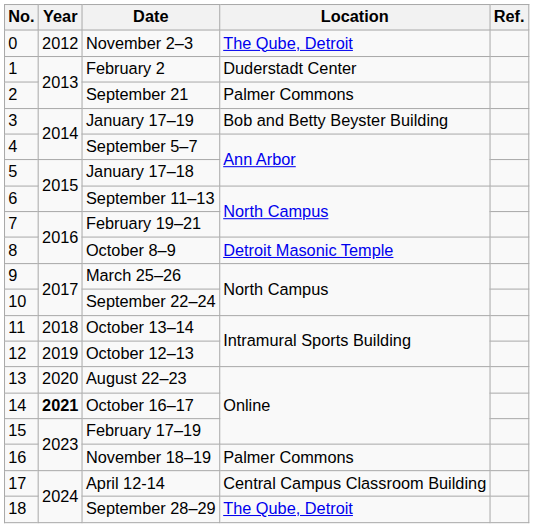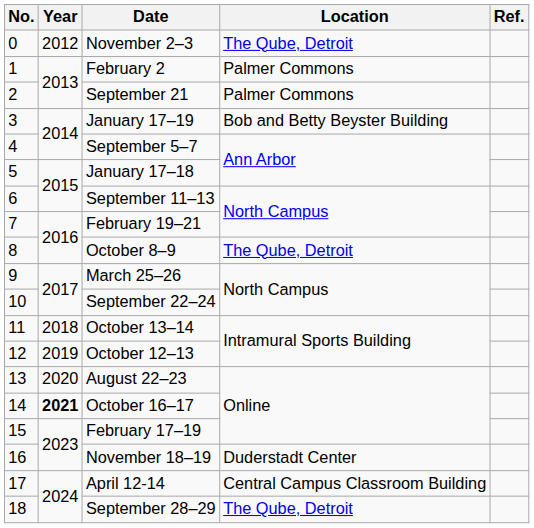(290, 69) Duderstadt Center -> (288, 69) Palmer Commons
(308, 250) Detroit Masonic Temple -> (288, 250) The Qube, Detroit
(288, 457) Palmer Commons -> (290, 457) Duderstadt Center
